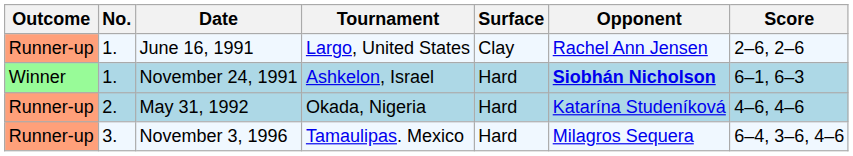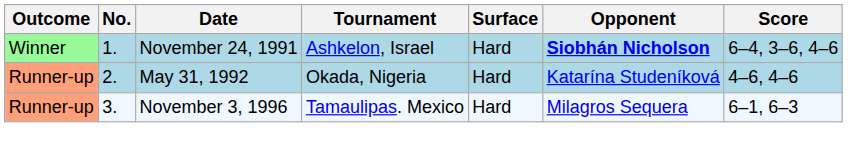- row: (197, 47)
(769, 77) 6–1, 6–3 -> (783, 47) 6–4, 3–6, 4–6
(789, 135) 6–4, 3–6, 4–6 -> (763, 106) 6–1, 6–3
